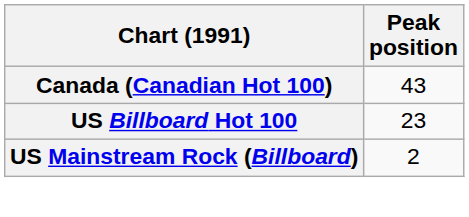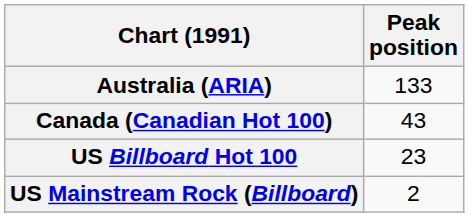+ row: (184, 84)
